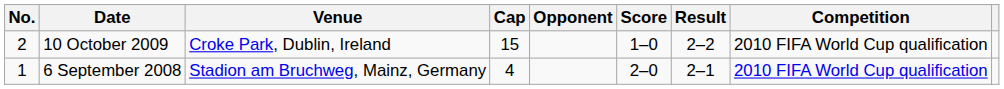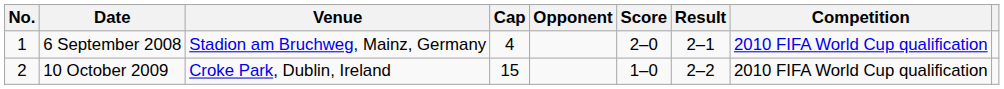rows swapped: (112, 71) <-> (106, 44)
